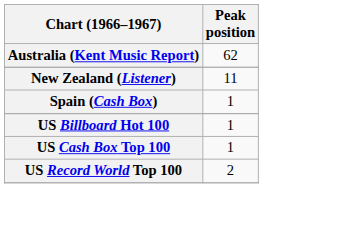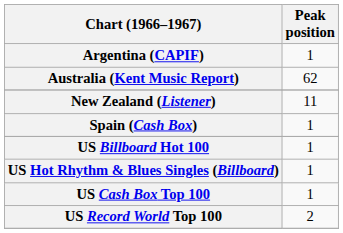+ row: (143, 55)
+ row: (143, 170)
